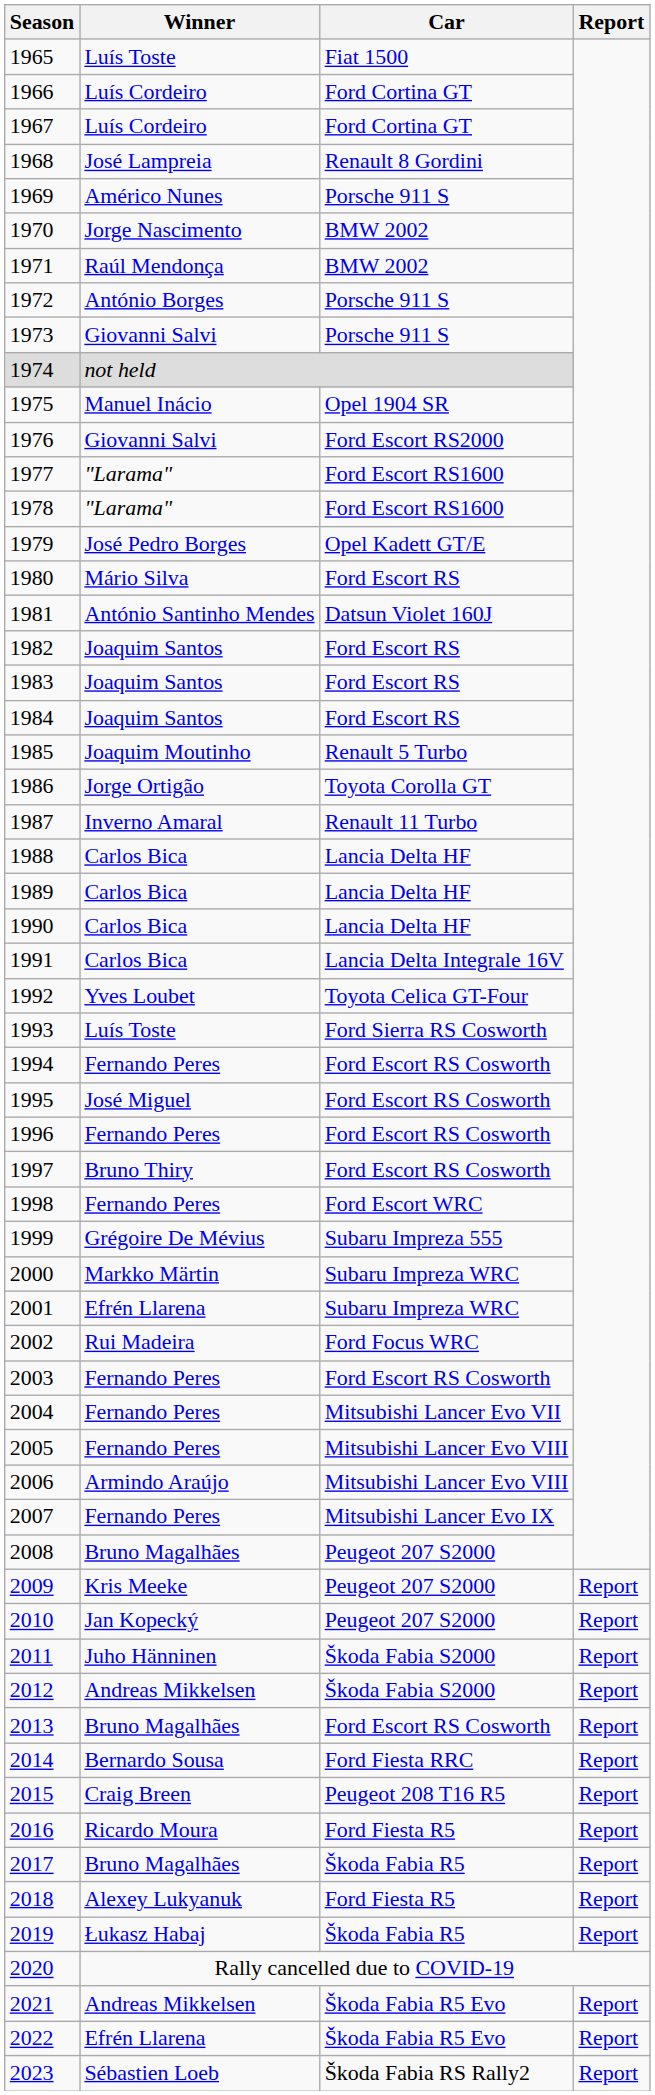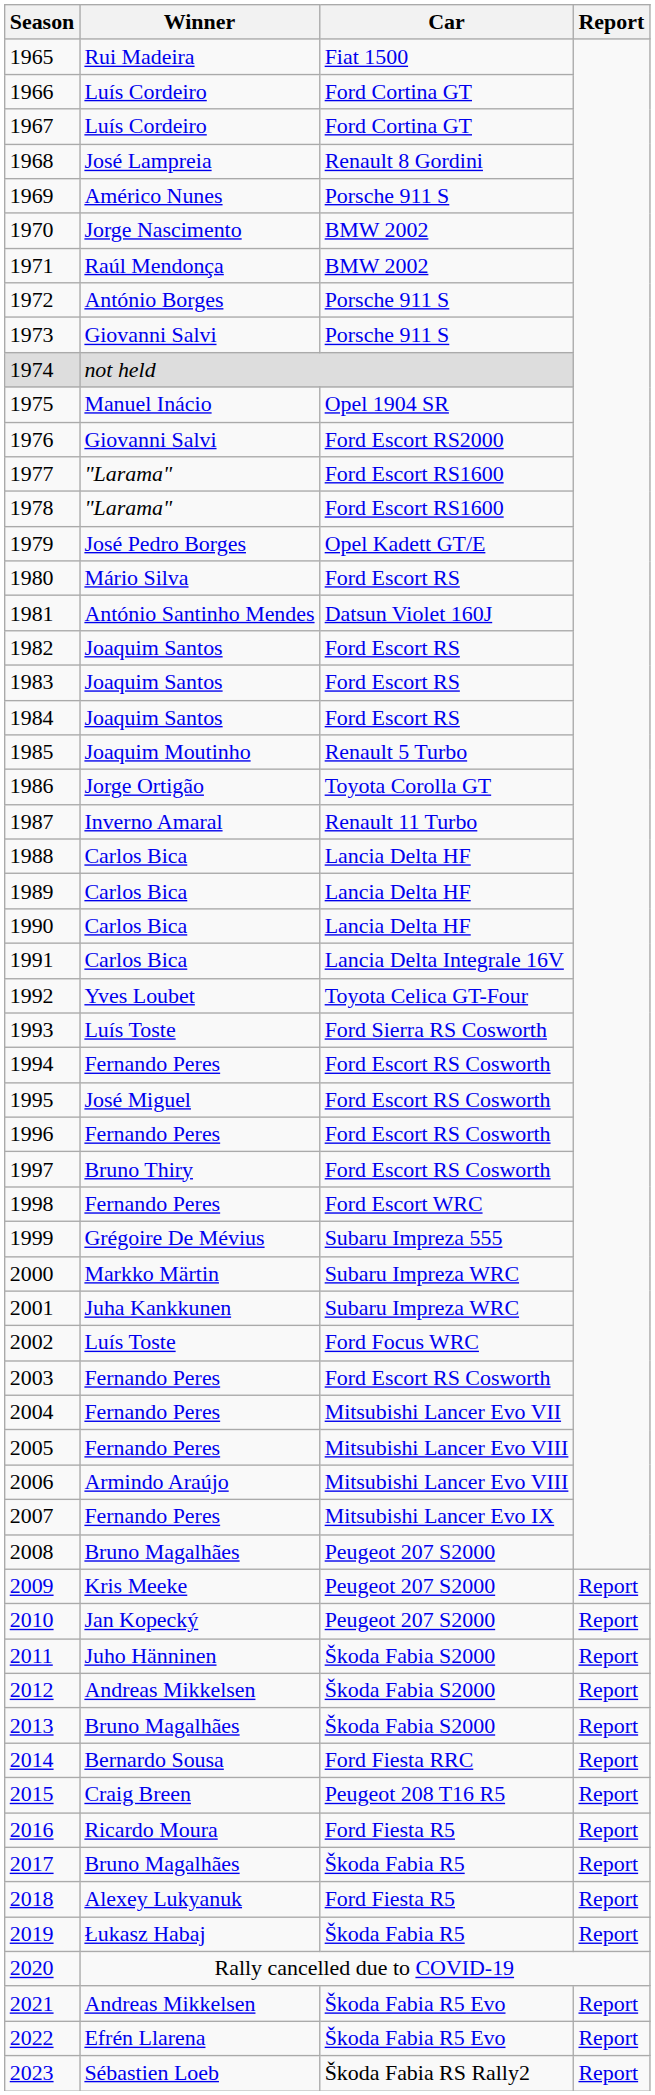(130, 56) Luís Toste -> (139, 56) Rui Madeira
(145, 1308) Efrén Llarena -> (158, 1308) Juha Kankkunen
(139, 1342) Rui Madeira -> (130, 1342) Luís Toste
(438, 1725) Ford Escort RS Cosworth -> (410, 1725) Škoda Fabia S2000
